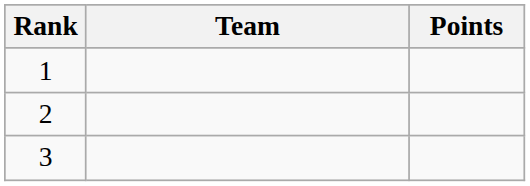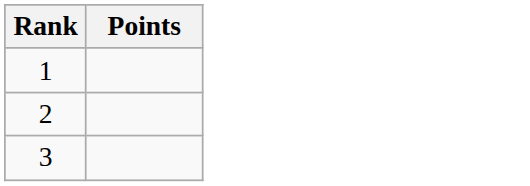- column: (247, 26)
